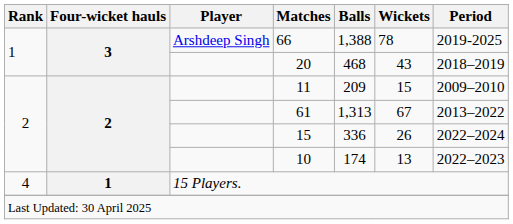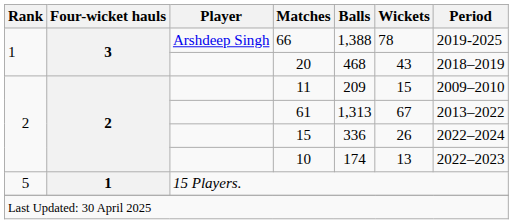(25, 183) 4 -> (25, 183) 5
